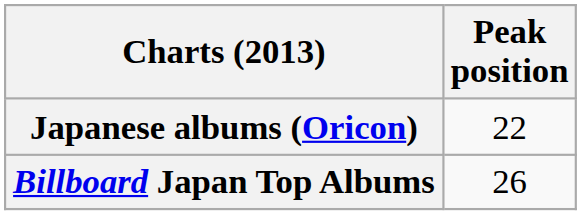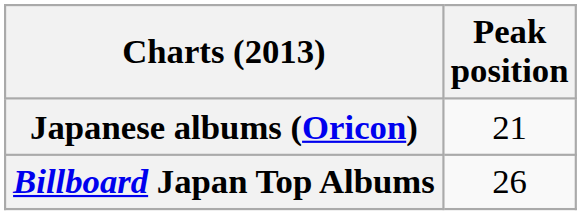(510, 126) 22 -> (510, 126) 21
